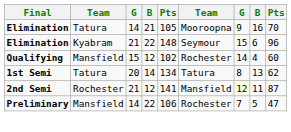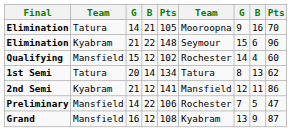(98, 88) Rochester -> (93, 88) Kyabram
(242, 88) lightyellow background -> (242, 88) no background
(273, 88) 87 -> (273, 88) 86
+ row: (21, 119)
